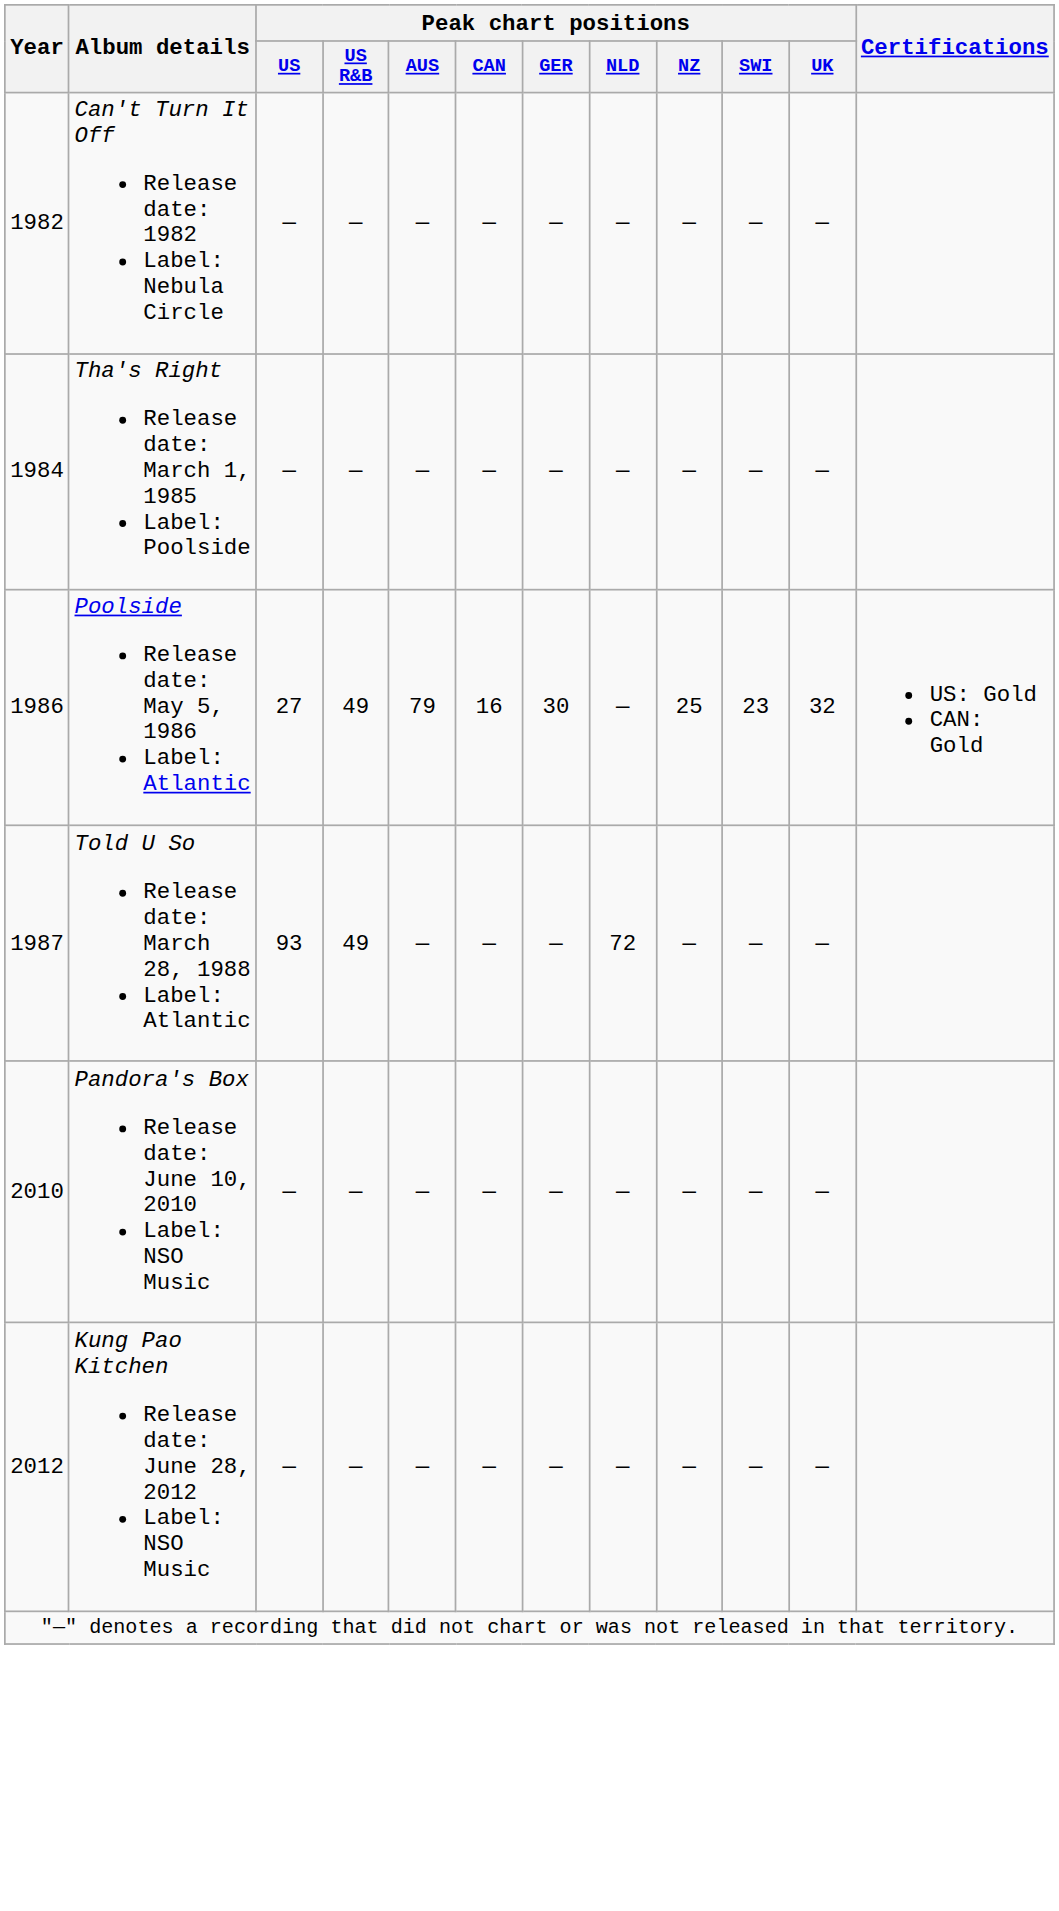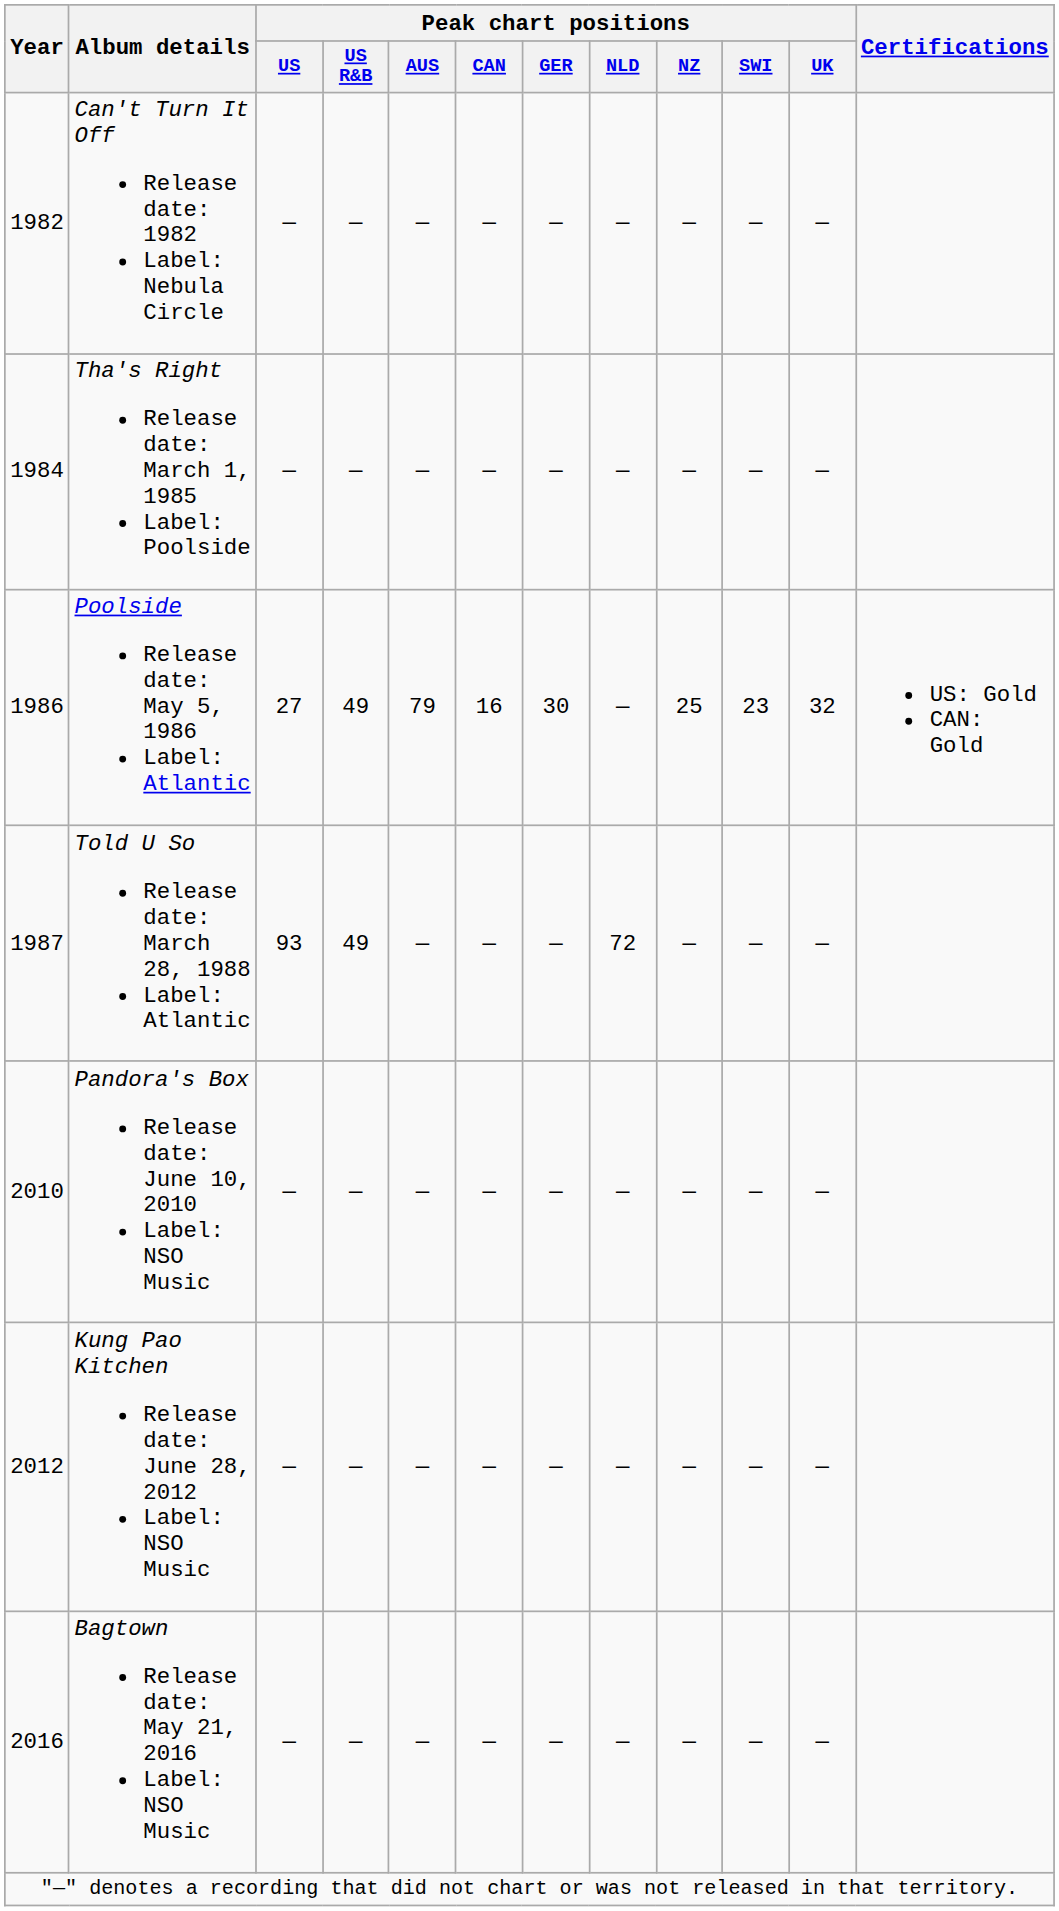+ row: (163, 1730)
